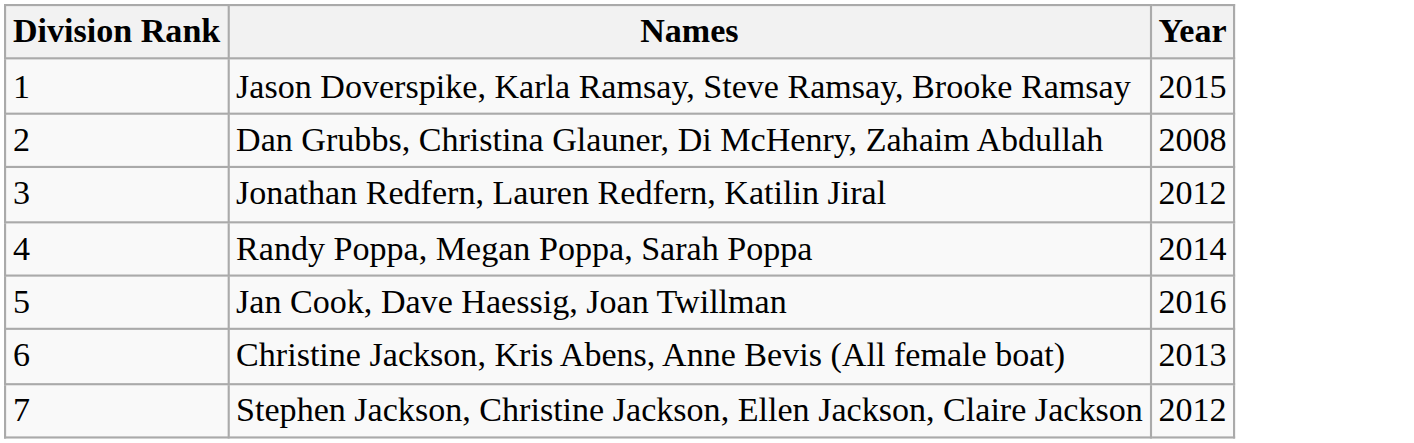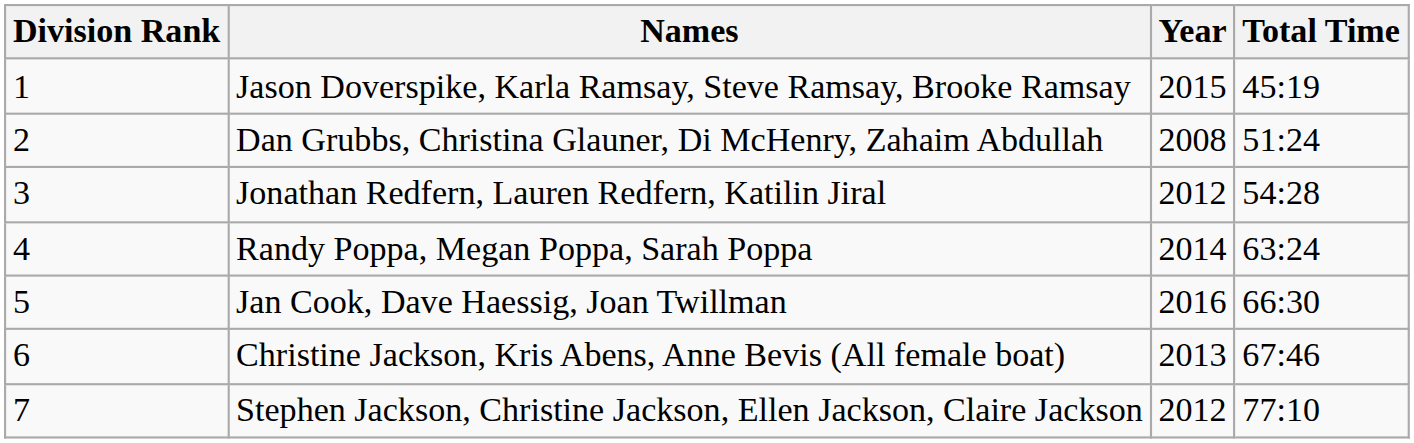+ column: (1321, 31)
